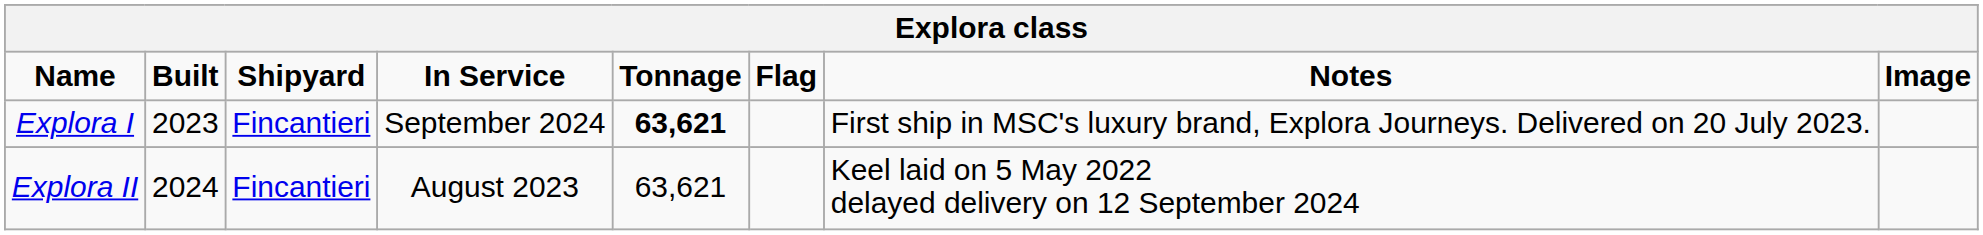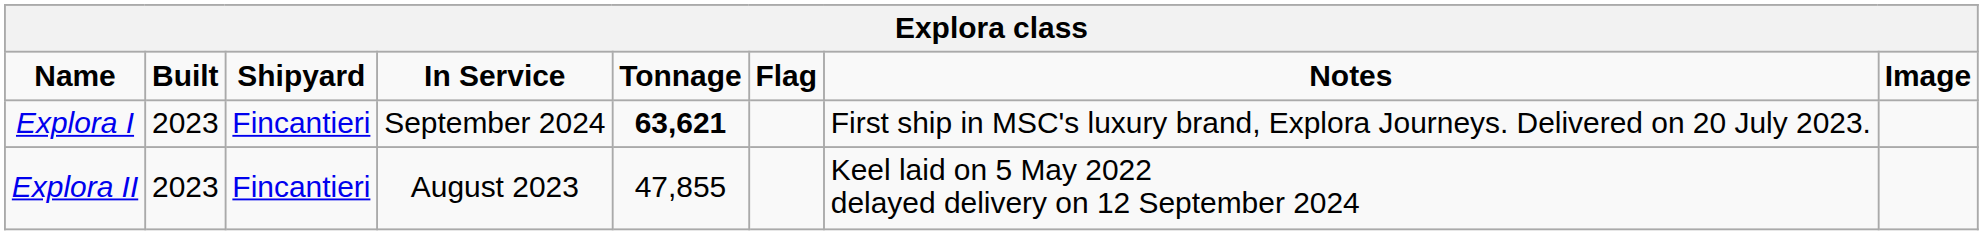(185, 187) 2024 -> (185, 187) 2023
(680, 187) 63,621 -> (680, 187) 47,855
